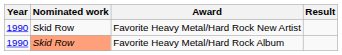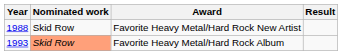(17, 27) 1990 -> (17, 27) 1988
(17, 43) 1990 -> (17, 43) 1993
